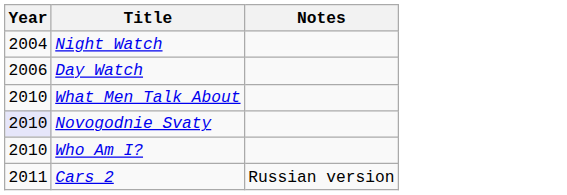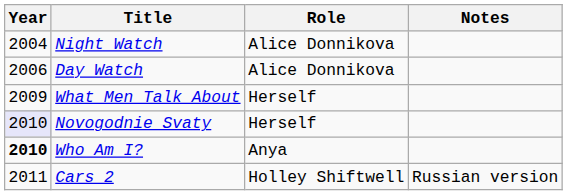+ column: (326, 18)
(28, 97) 2010 -> (28, 97) 2009
(28, 150) normal -> (28, 150) bold
